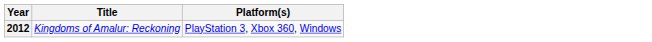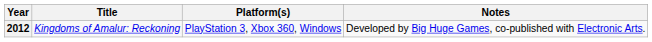+ column: (496, 12)
